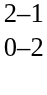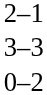+ row: (24, 47)
